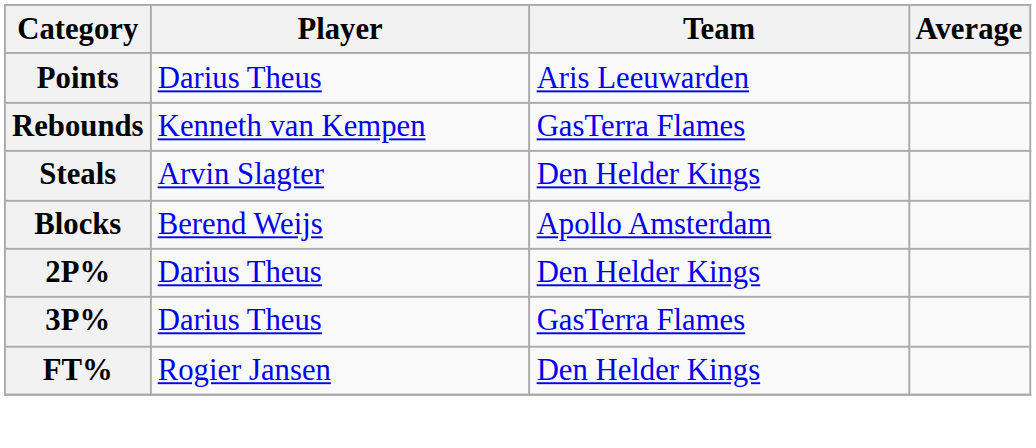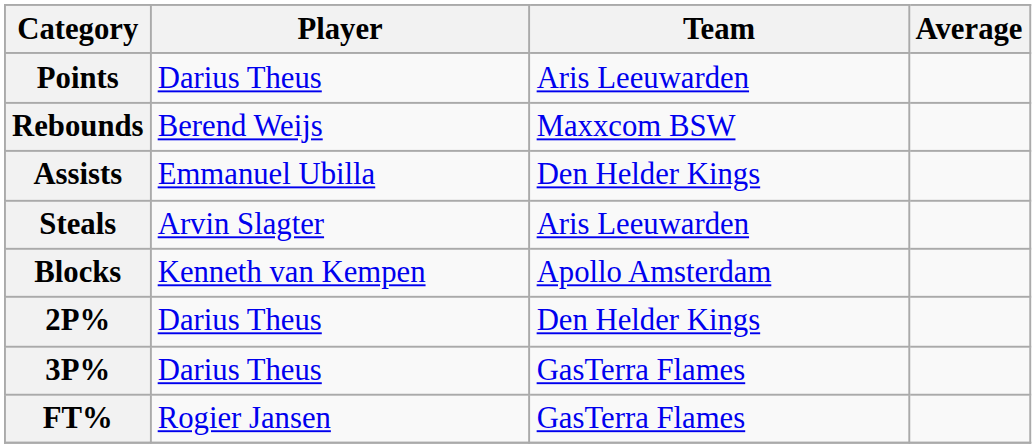(292, 126) Kenneth van Kempen -> (240, 126) Berend Weijs
(641, 126) GasTerra Flames -> (636, 126) Maxxcom BSW
+ row: (78, 175)
(648, 175) Den Helder Kings -> (643, 223) Aris Leeuwarden
(240, 223) Berend Weijs -> (292, 272) Kenneth van Kempen
(648, 369) Den Helder Kings -> (641, 418) GasTerra Flames
